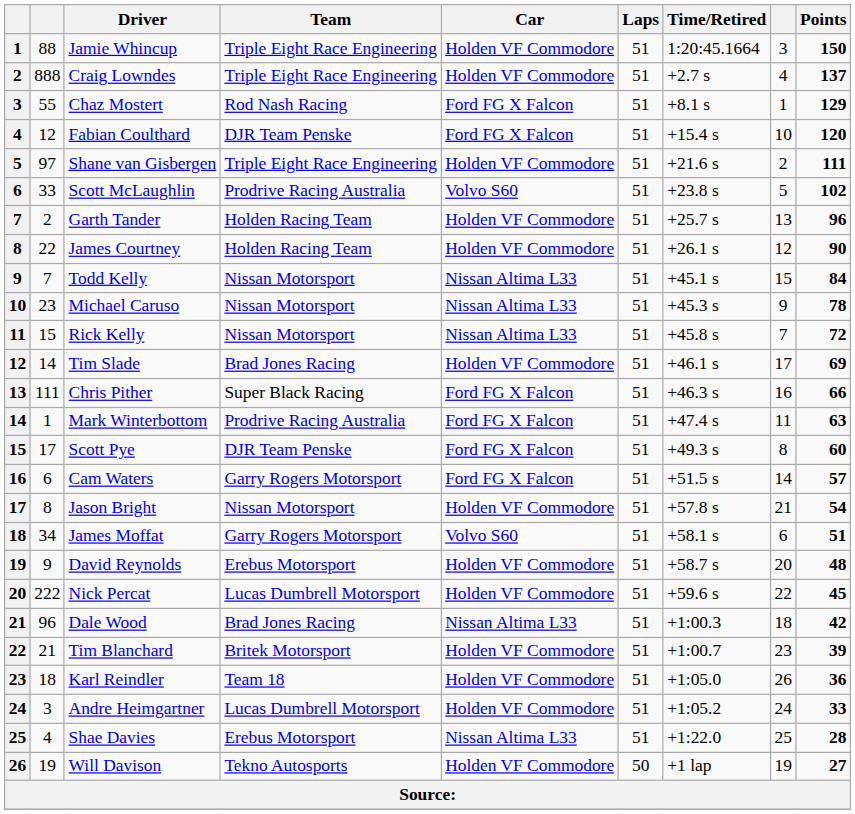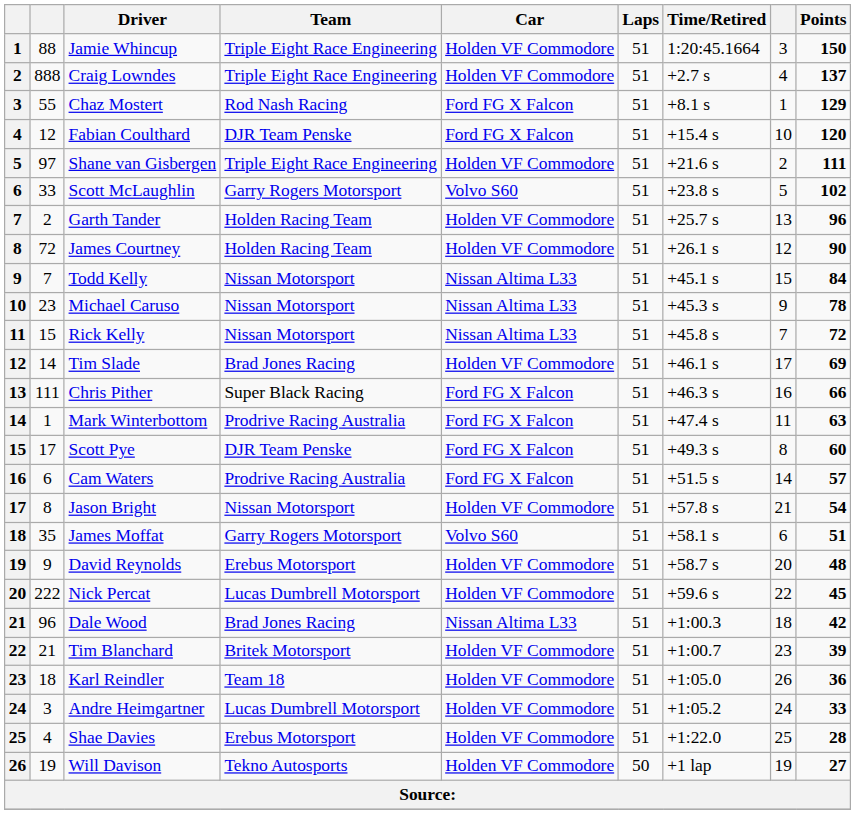(315, 191) Prodrive Racing Australia -> (313, 191) Garry Rogers Motorsport
(47, 249) 22 -> (47, 249) 72
(313, 479) Garry Rogers Motorsport -> (315, 479) Prodrive Racing Australia
(47, 536) 34 -> (47, 536) 35
(511, 737) Nissan Altima L33 -> (530, 737) Holden VF Commodore
